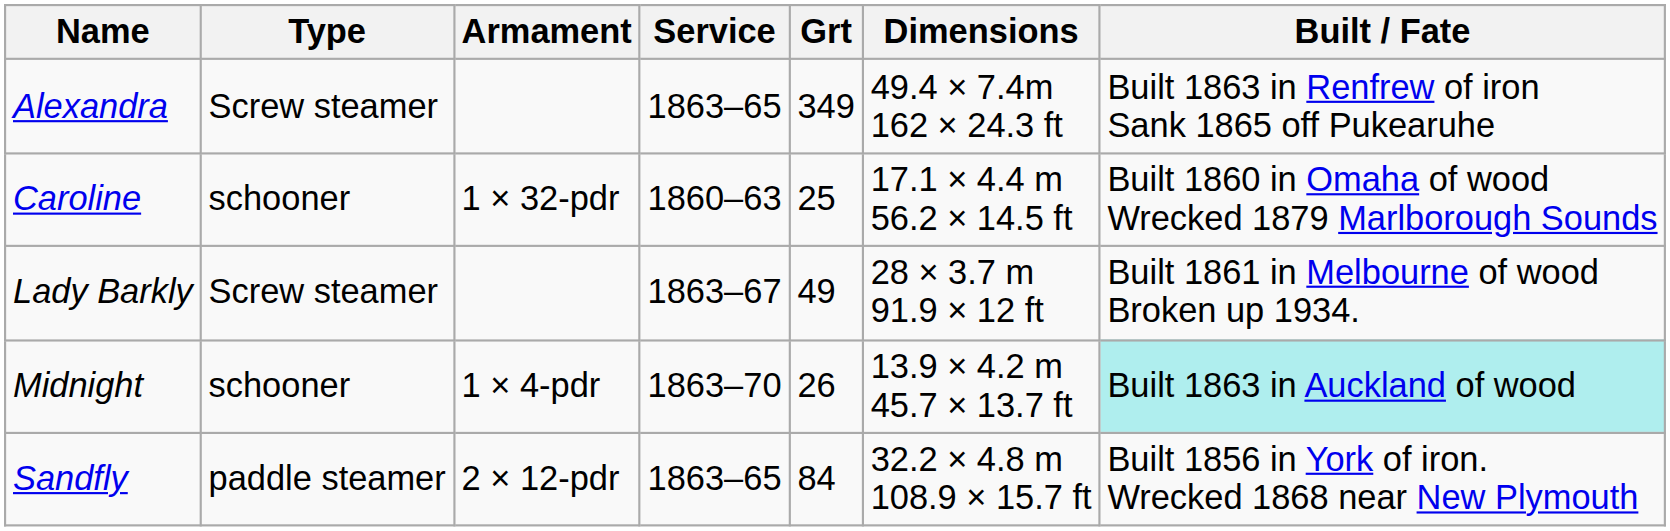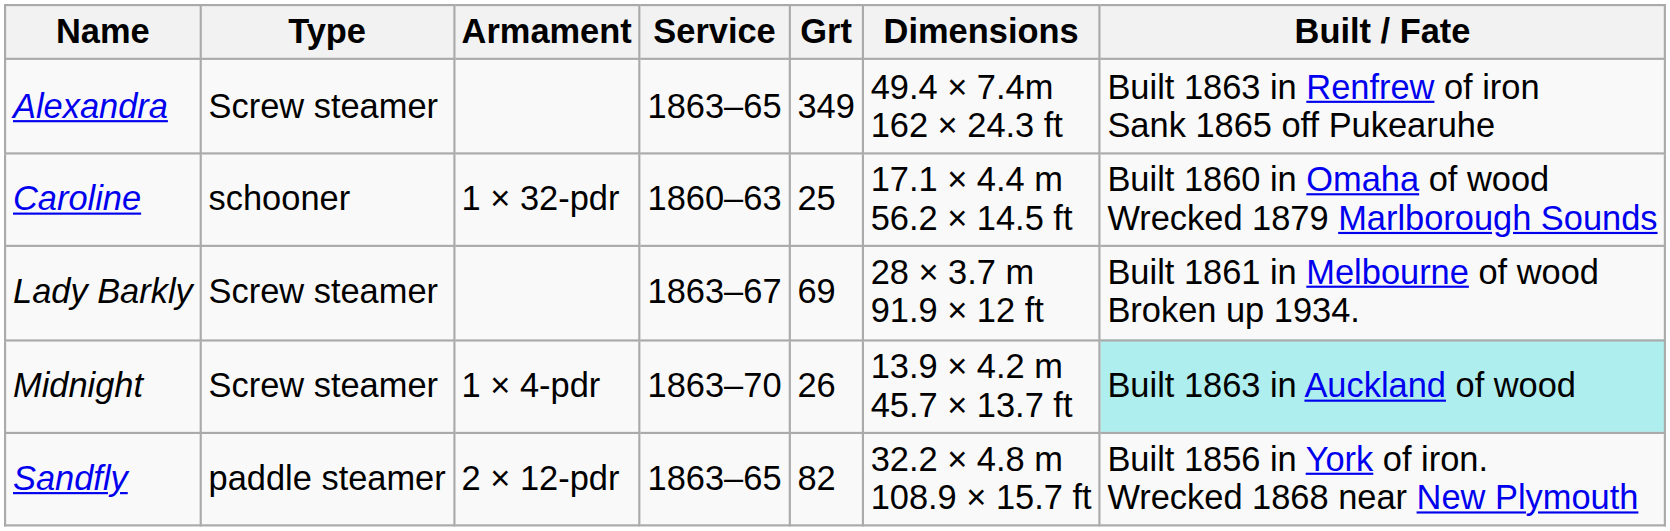(817, 292) 49 -> (817, 292) 69
(279, 385) schooner -> (323, 385) Screw steamer
(817, 478) 84 -> (817, 478) 82
